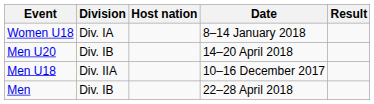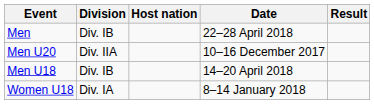rows swapped: (19, 90) <-> (40, 33)
(96, 52) Div. IB -> (98, 52) Div. IIA
(248, 52) 14–20 April 2018 -> (264, 52) 10–16 December 2017
(98, 71) Div. IIA -> (96, 71) Div. IB
(264, 71) 10–16 December 2017 -> (248, 71) 14–20 April 2018
